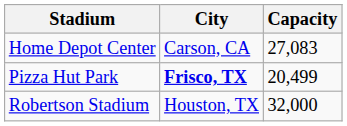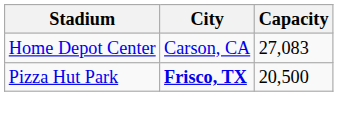(292, 76) 20,499 -> (284, 76) 20,500
- row: (79, 105)
